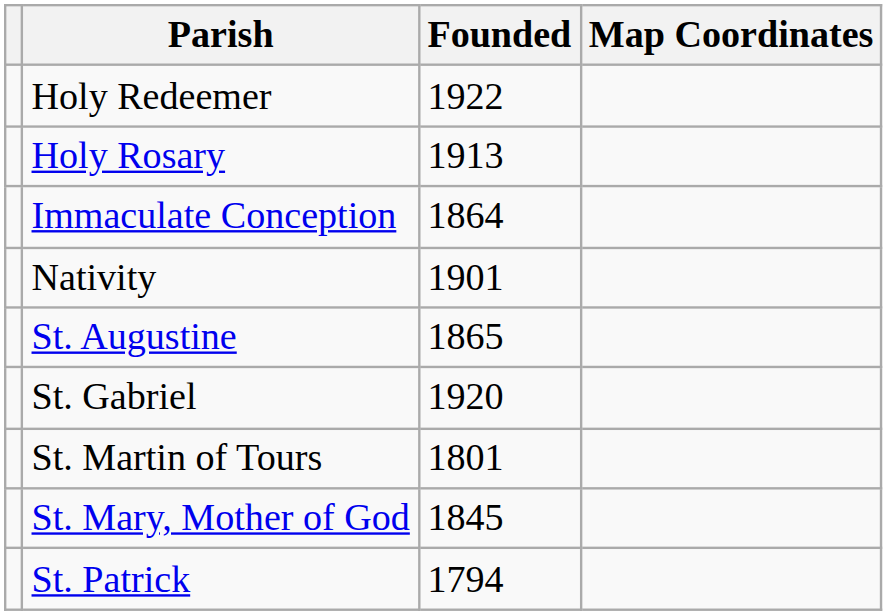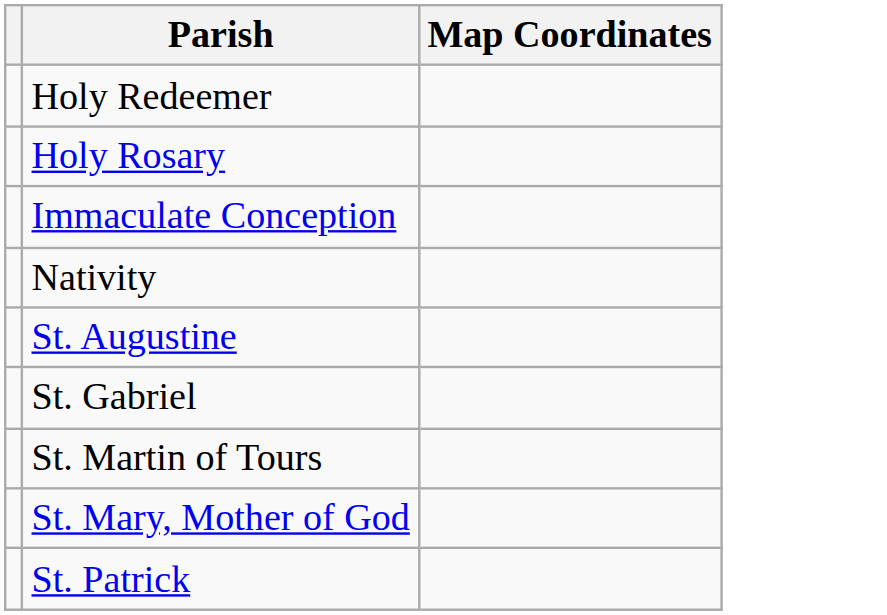- column: (499, 34)
